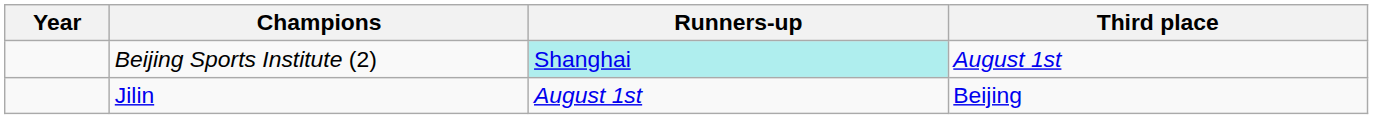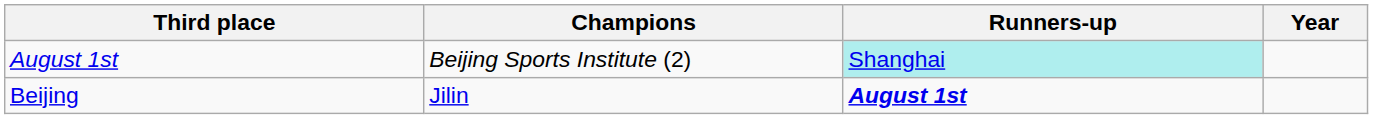columns swapped: (57, 22) <-> (1158, 22)
(588, 95) normal -> (908, 95) bold
